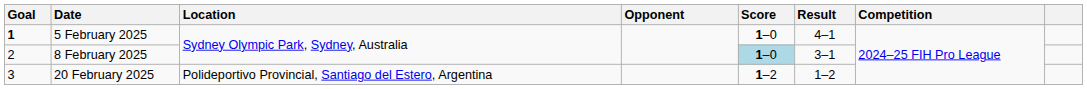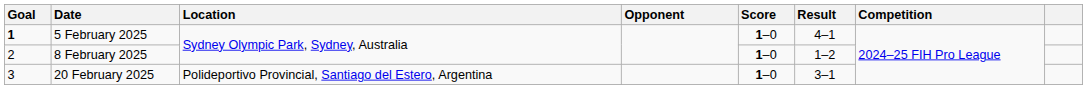(766, 55) lightblue background -> (766, 55) no background
(825, 55) 3–1 -> (825, 55) 1–2
(766, 75) 1–2 -> (766, 75) 1–0
(825, 75) 1–2 -> (825, 75) 3–1
